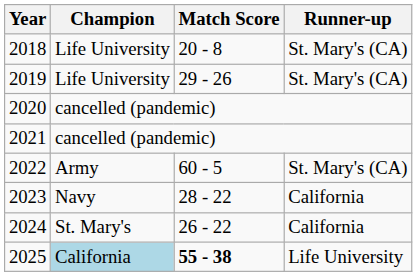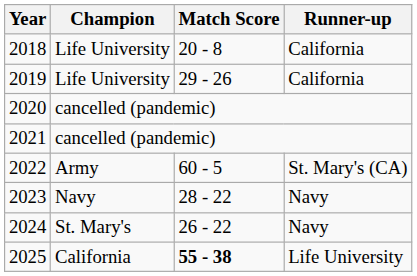(348, 49) St. Mary's (CA) -> (326, 49) California
(348, 78) St. Mary's (CA) -> (326, 78) California
(326, 197) California -> (308, 197) Navy
(326, 227) California -> (308, 227) Navy
(93, 256) lightblue background -> (93, 256) no background
